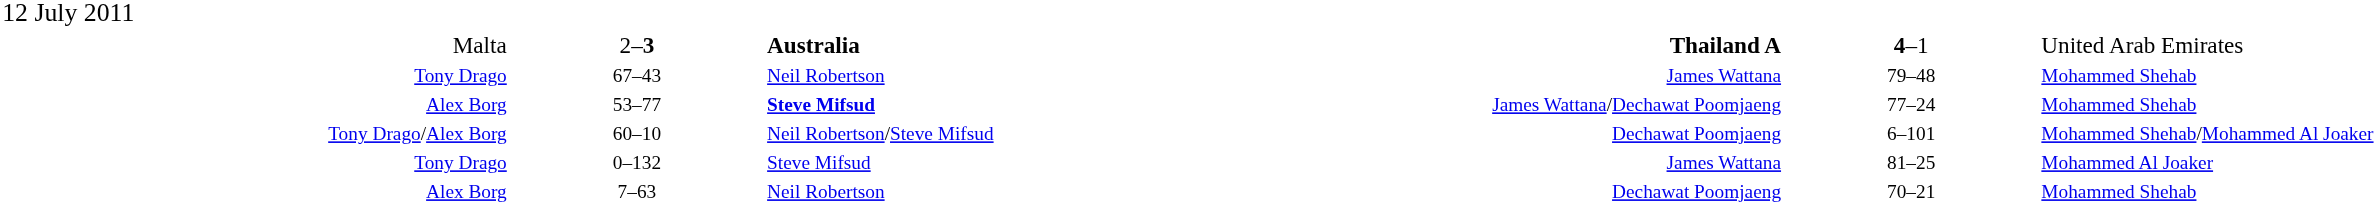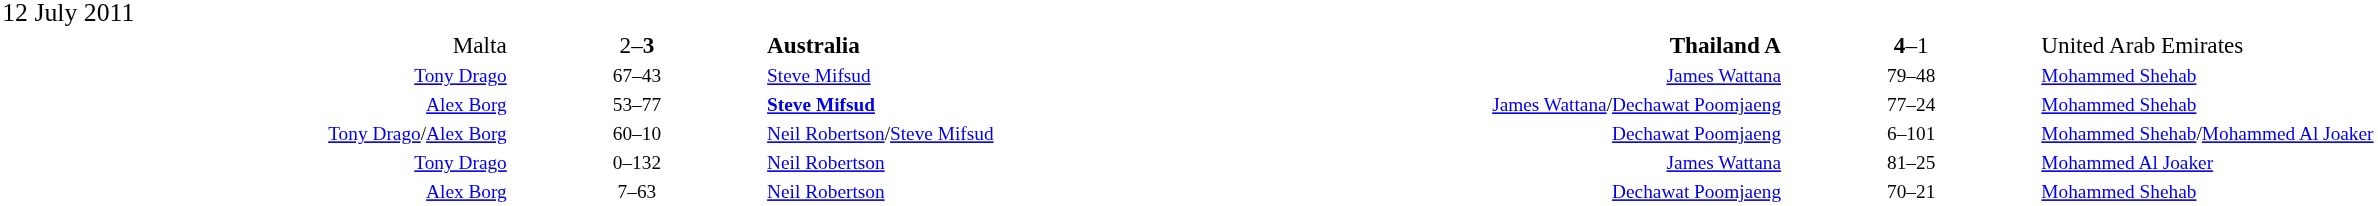(826, 75) Neil Robertson -> (819, 75) Steve Mifsud
(819, 162) Steve Mifsud -> (826, 162) Neil Robertson
